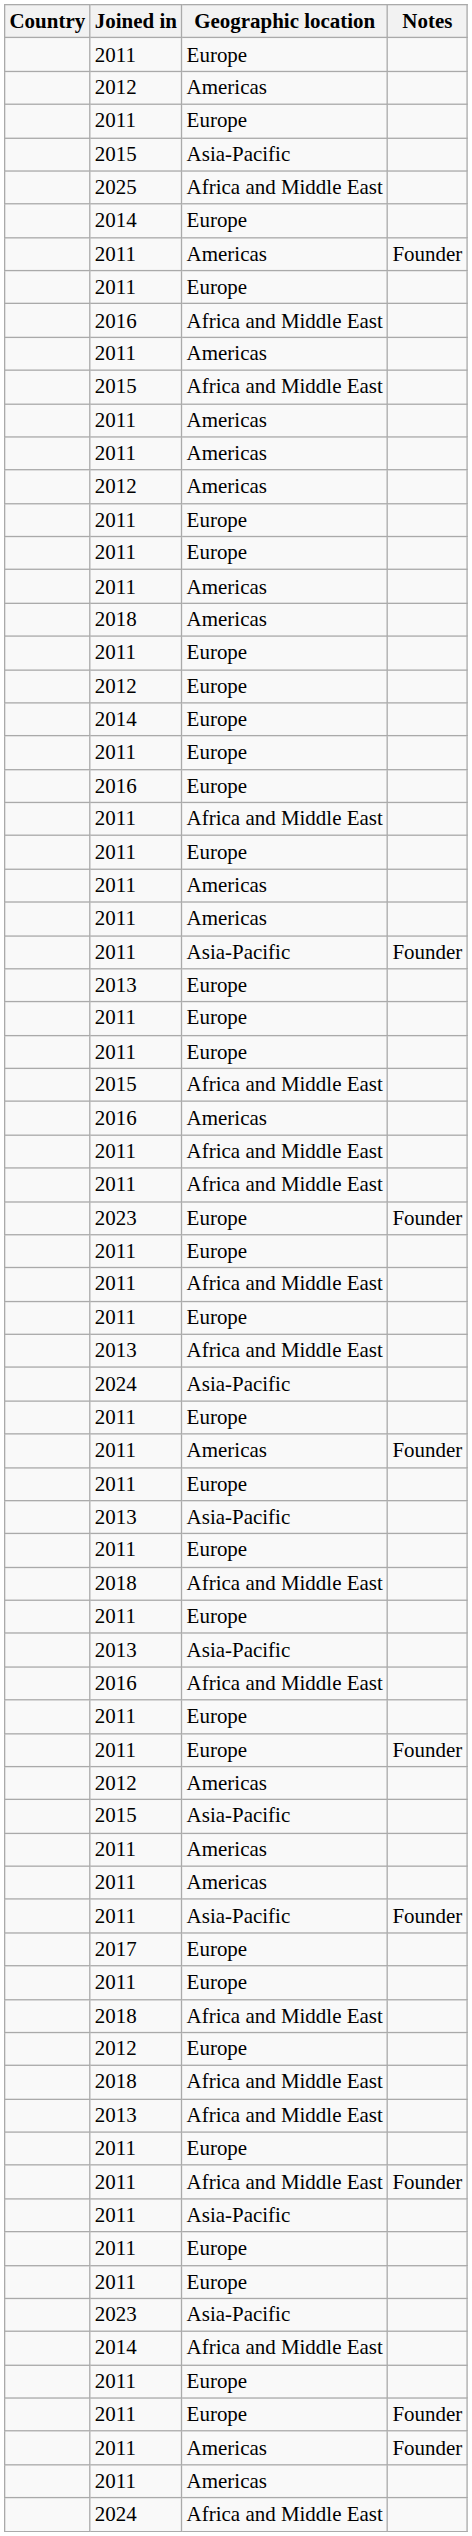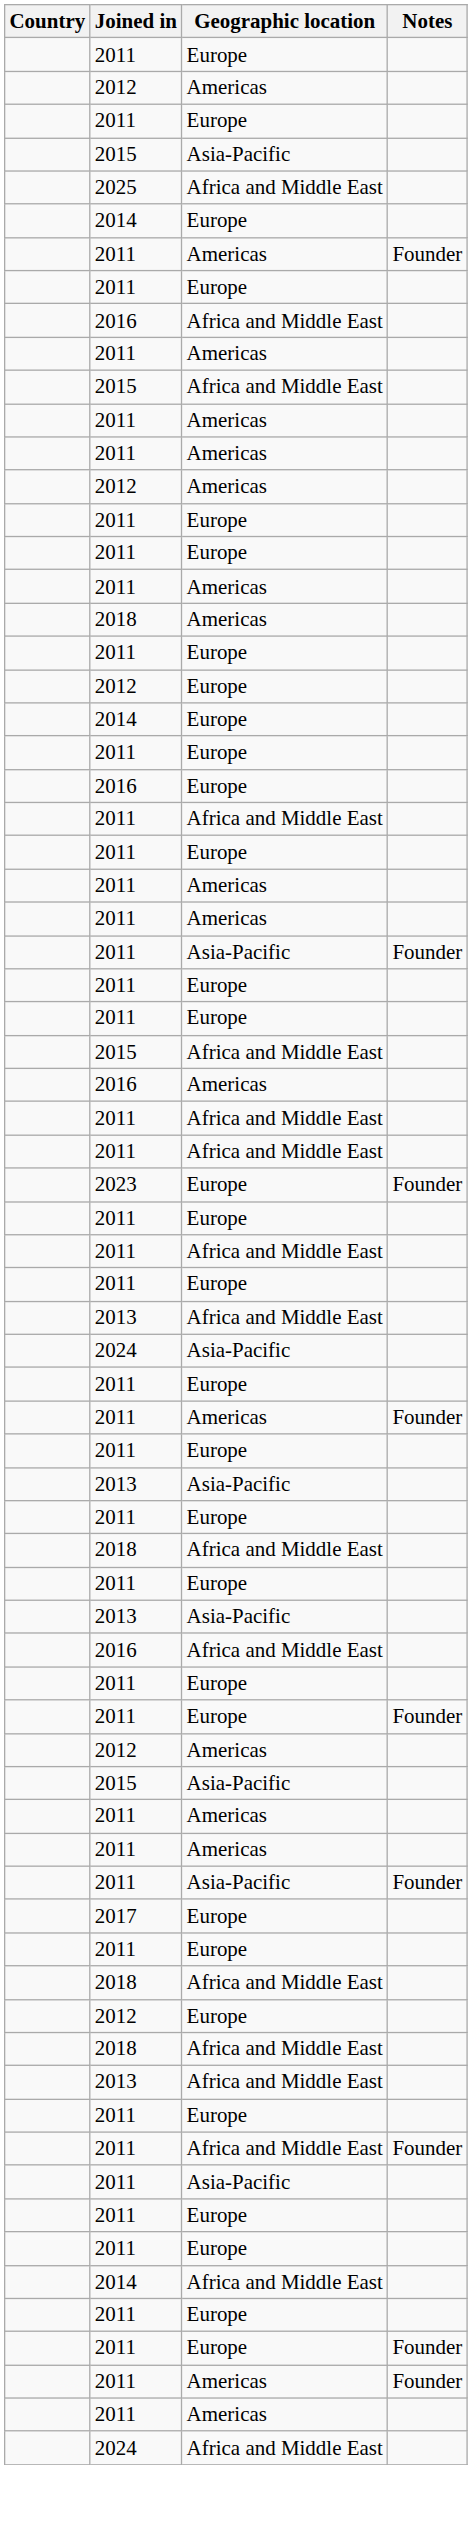- row: (116, 985)
- row: (116, 2314)
